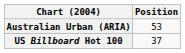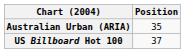(157, 26) 53 -> (157, 26) 35
